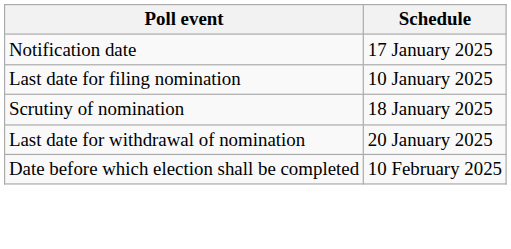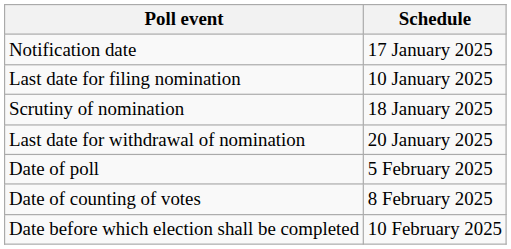+ row: (54, 169)
+ row: (105, 199)
